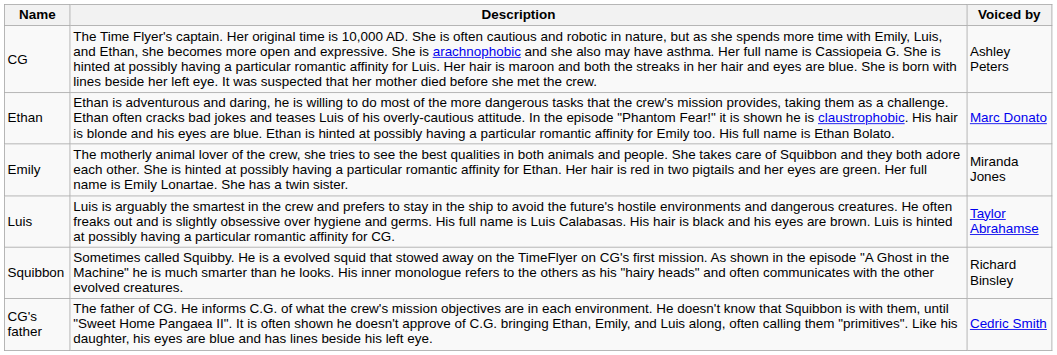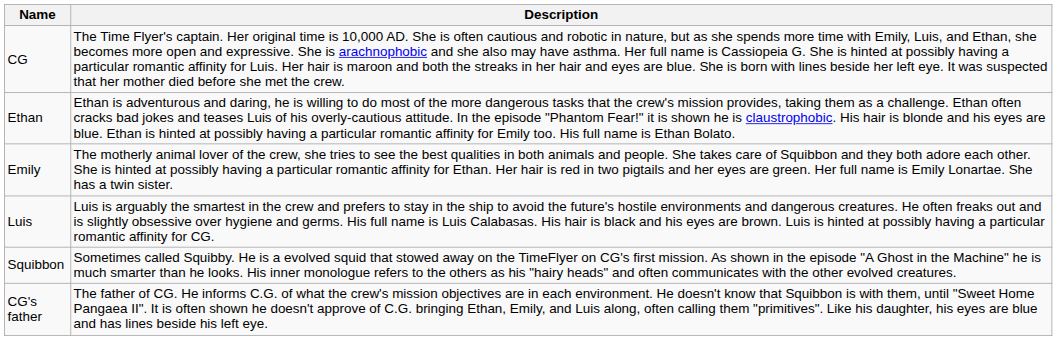- column: (1009, 15)
